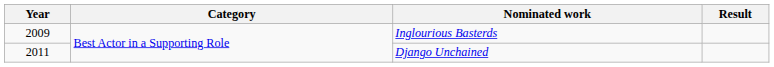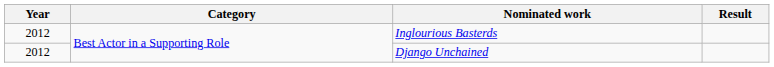(38, 33) 2009 -> (38, 33) 2012
(38, 52) 2011 -> (38, 52) 2012
